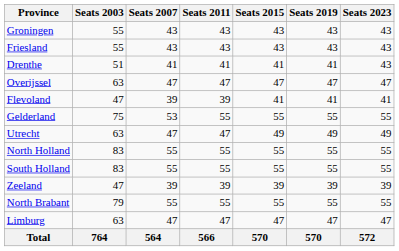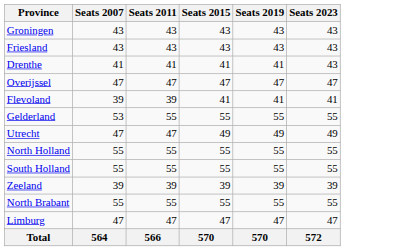- column: (99, 13)
